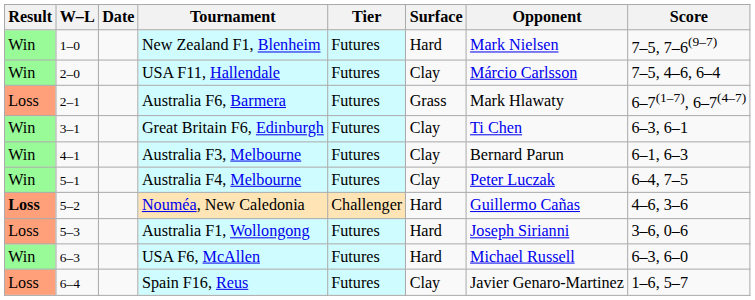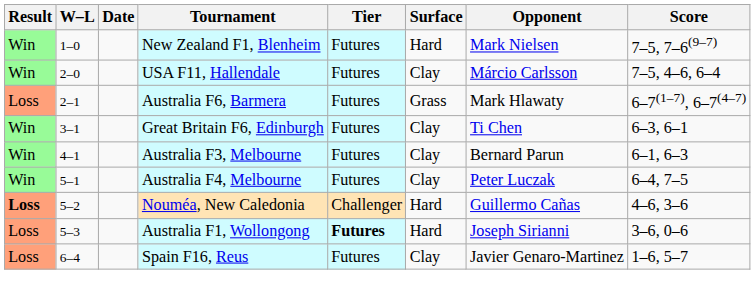(356, 231) normal -> (358, 231) bold
- row: (201, 256)
